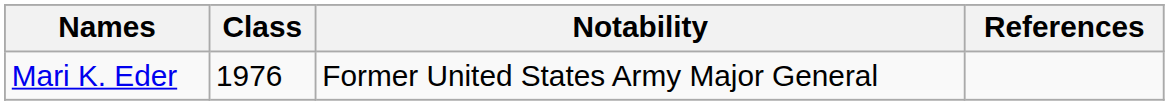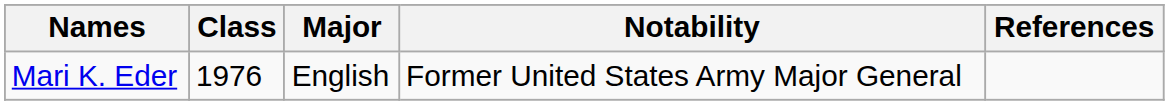+ column: (342, 28)
